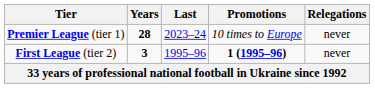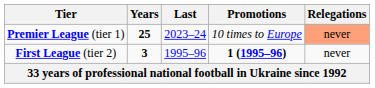(144, 34) 28 -> (144, 34) 25
(337, 34) no background -> (337, 34) lightsalmon background
